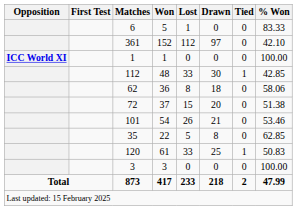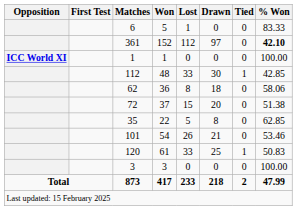(274, 43) normal -> (274, 43) bold
rows swapped: (133, 120) <-> (133, 136)
